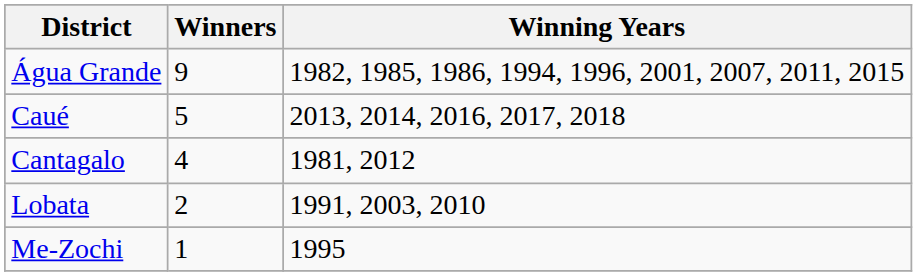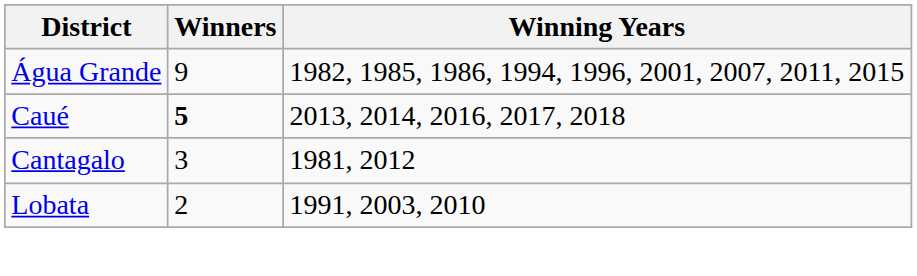(181, 115) normal -> (181, 115) bold
(181, 159) 4 -> (181, 159) 3
- row: (67, 248)
